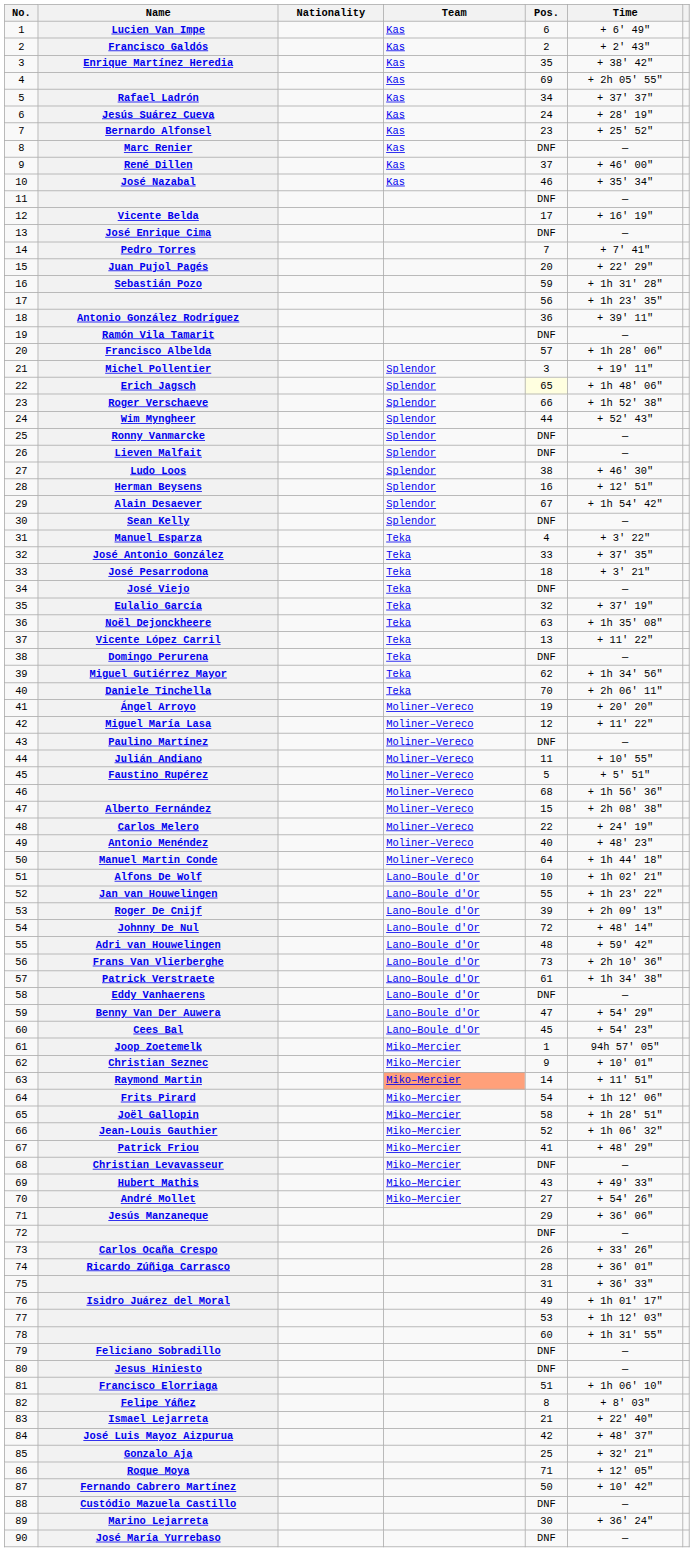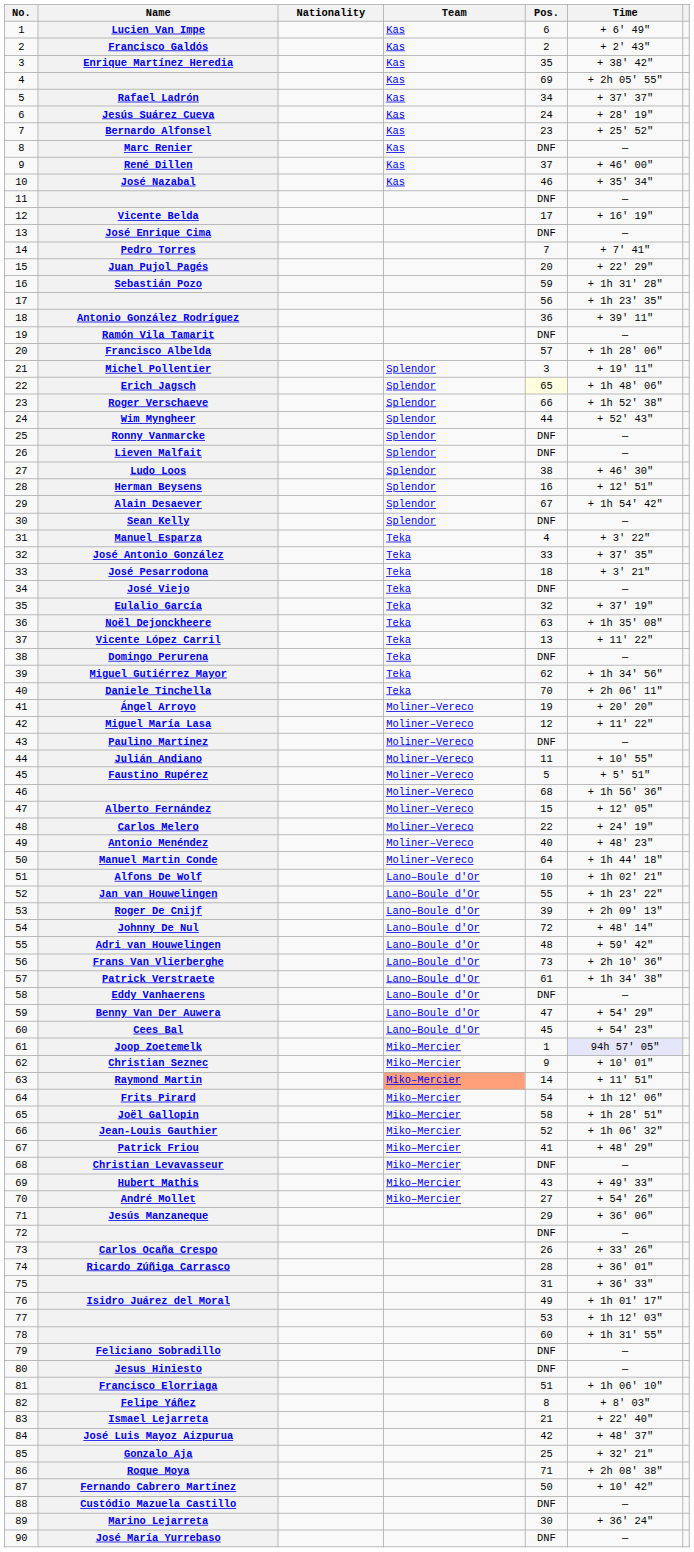(625, 810) + 2h 08' 38" -> (625, 810) + 12' 05"
(625, 1047) no background -> (625, 1047) lavender background
(625, 1471) + 12' 05" -> (625, 1471) + 2h 08' 38"
